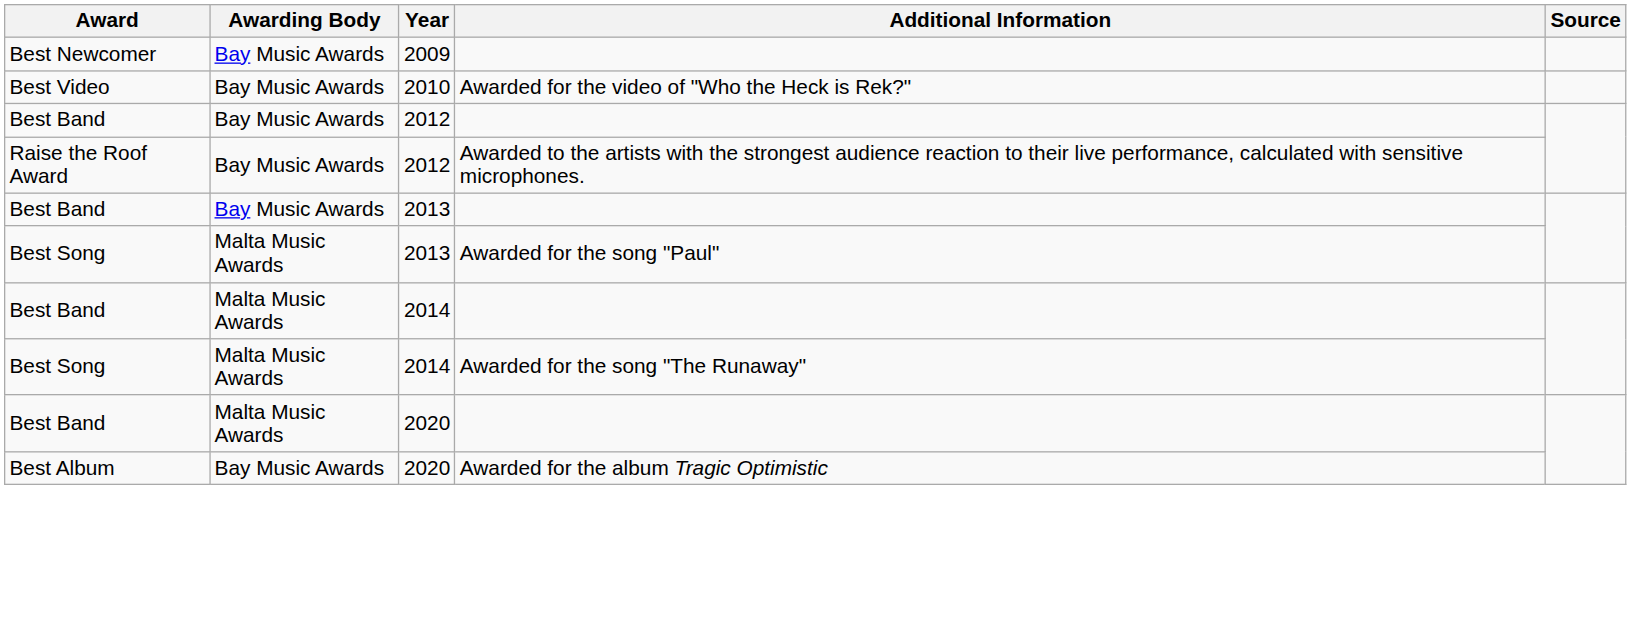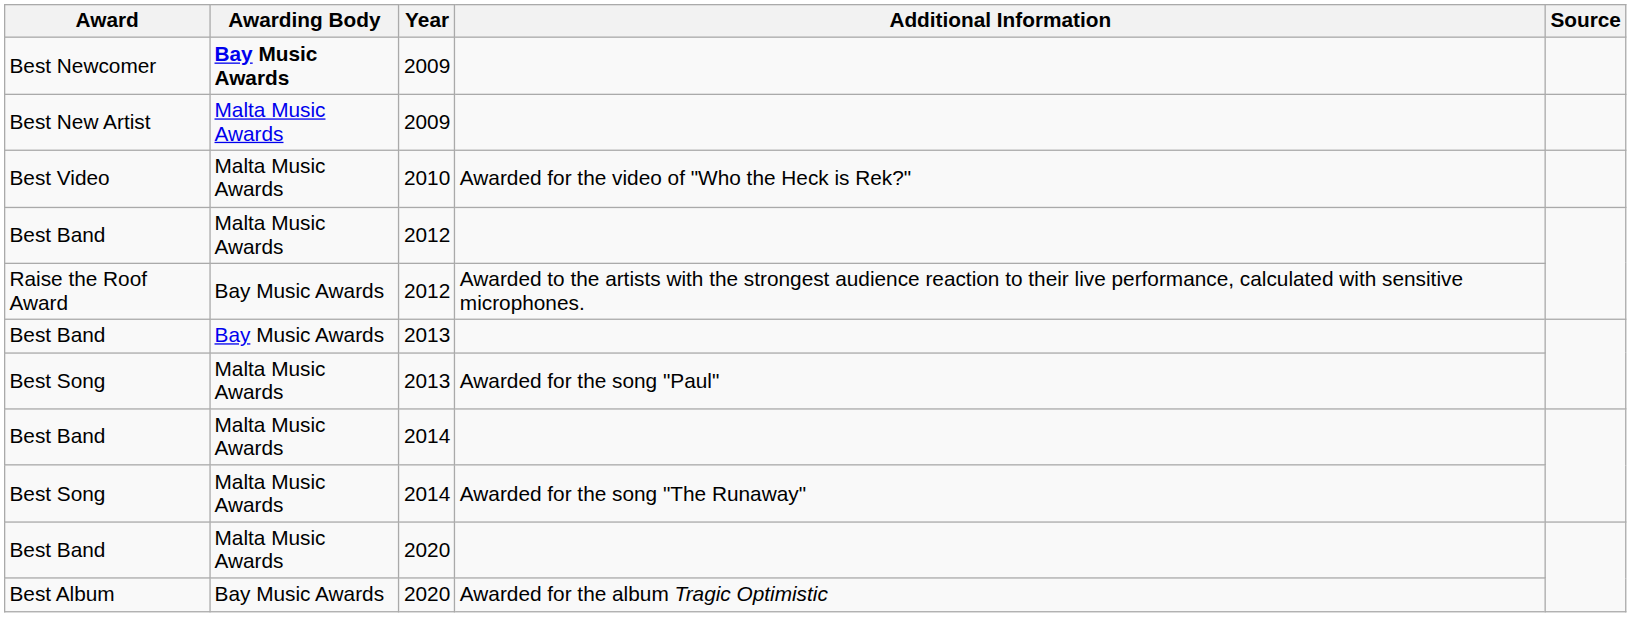(299, 53) normal -> (266, 65) bold
+ row: (80, 122)
(299, 86) Bay Music Awards -> (270, 178) Malta Music Awards
(299, 119) Bay Music Awards -> (270, 234) Malta Music Awards
